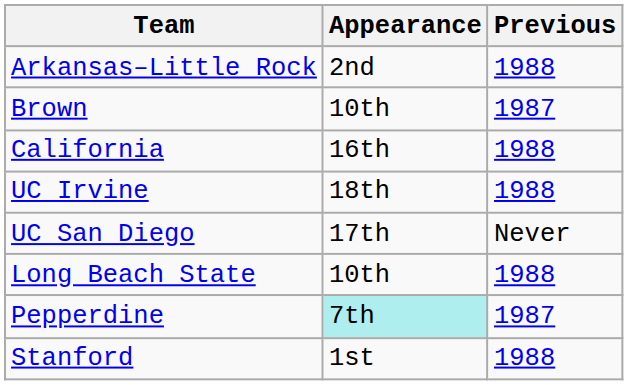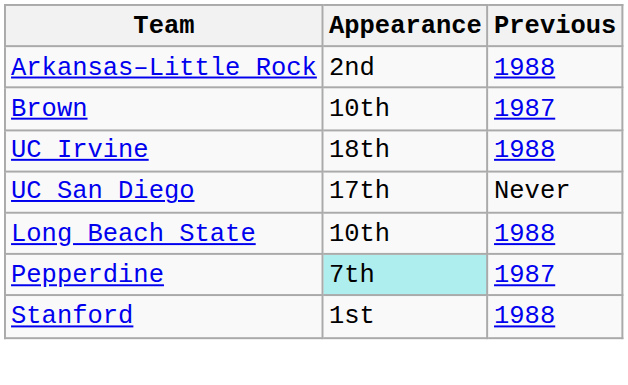- row: (87, 150)
